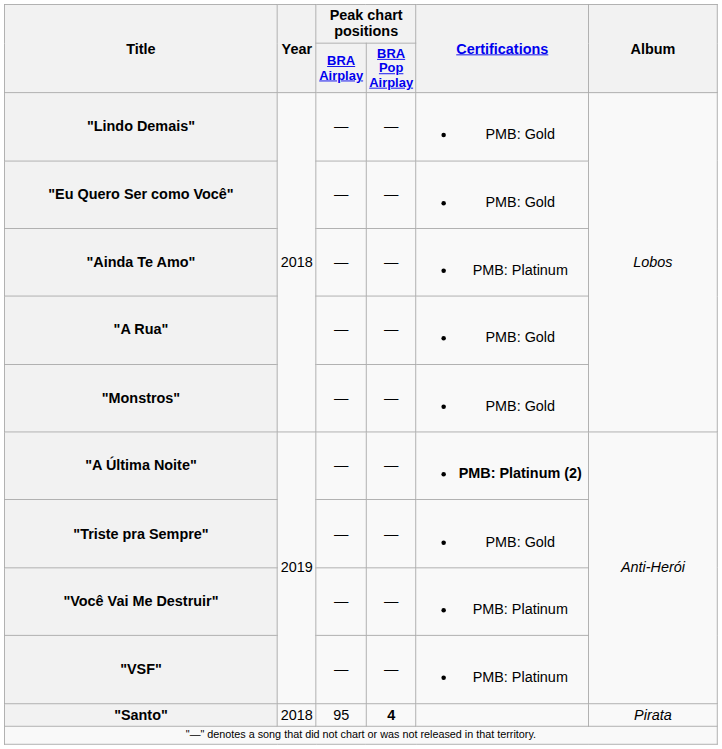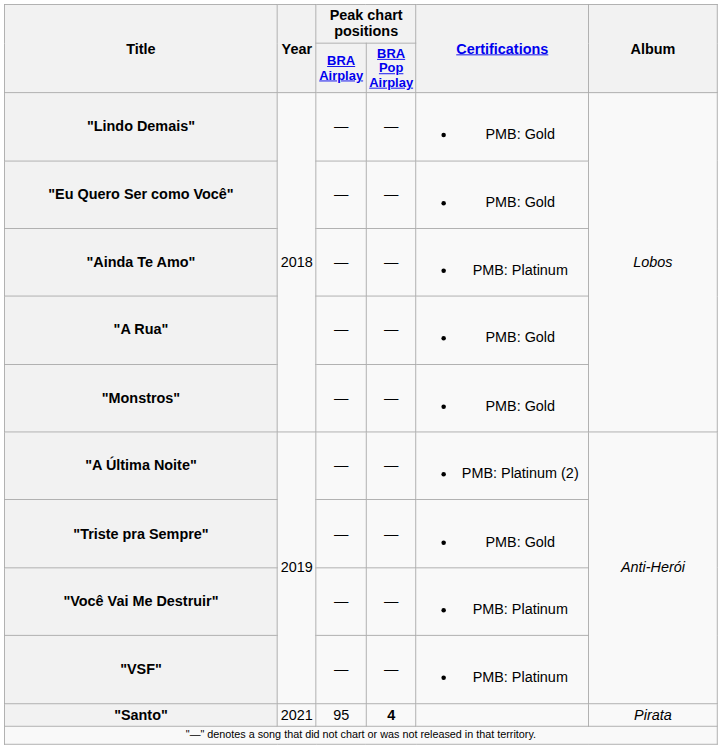(502, 474) bold -> (502, 474) normal
(297, 714) 2018 -> (297, 714) 2021
